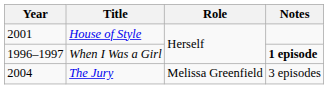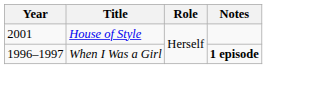- row: (91, 73)
